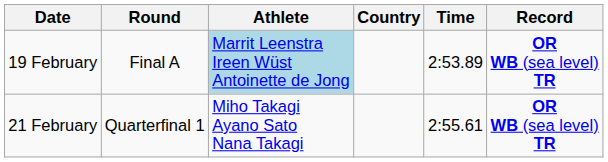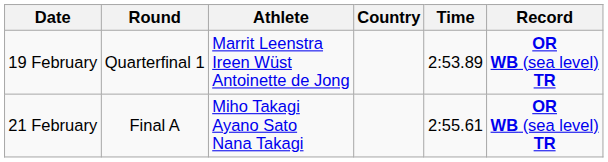(155, 62) Final A -> (155, 62) Quarterfinal 1
(281, 62) lightblue background -> (281, 62) no background
(155, 125) Quarterfinal 1 -> (155, 125) Final A
